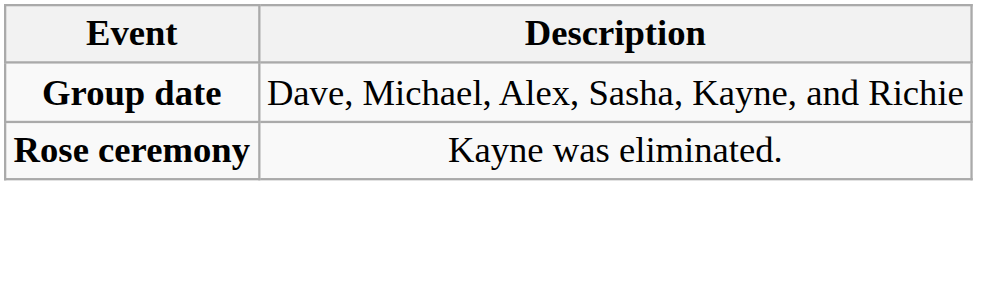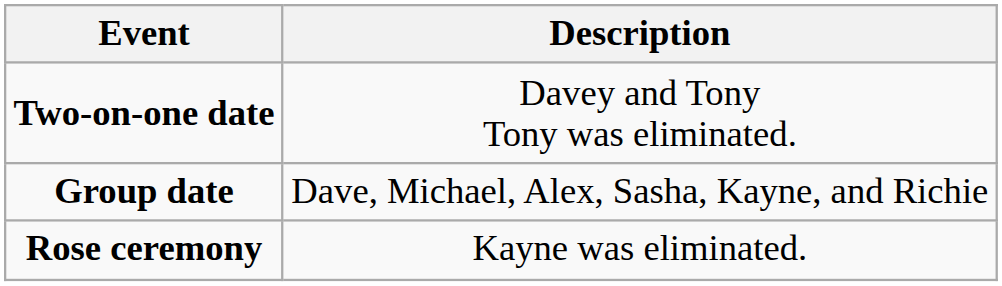+ row: (144, 112)
